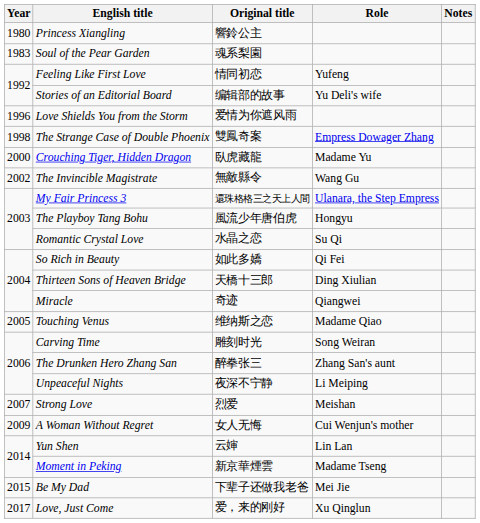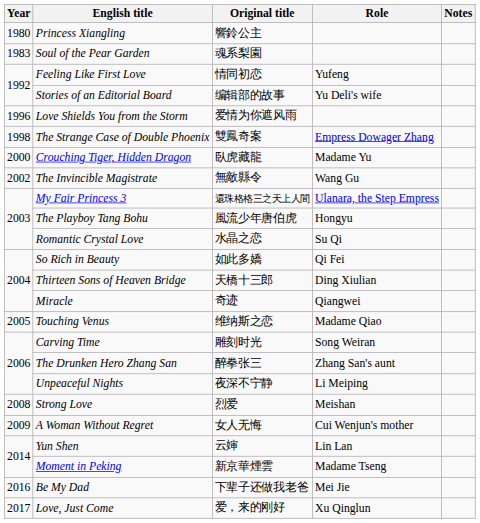(19, 404) 2007 -> (19, 404) 2008
(19, 487) 2015 -> (19, 487) 2016
